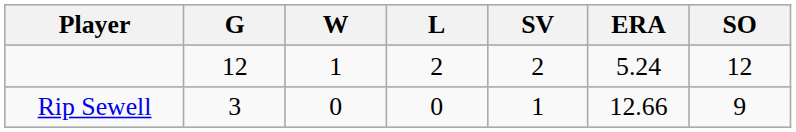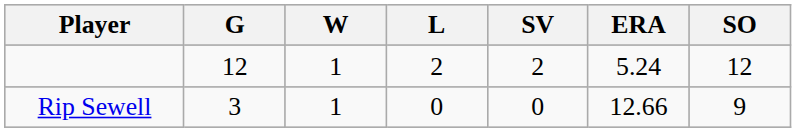(336, 106) 0 -> (336, 106) 1
(538, 106) 1 -> (538, 106) 0
